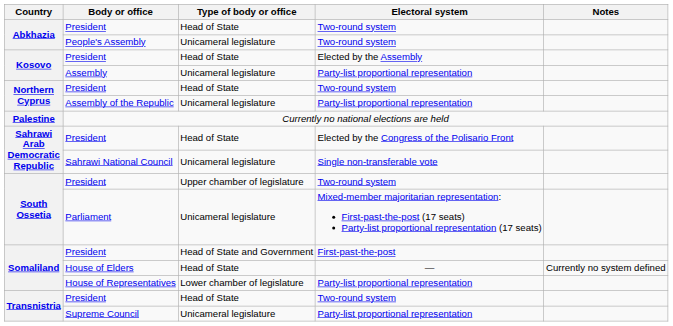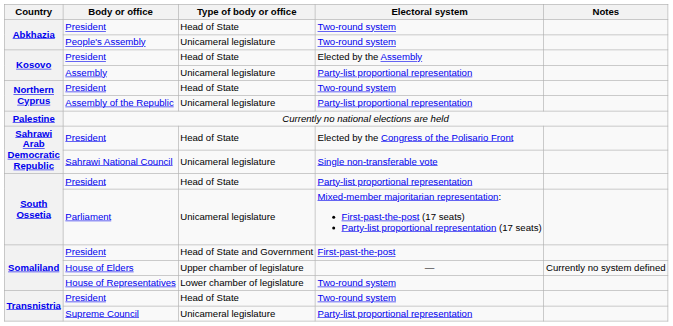(242, 181) Upper chamber of legislature -> (210, 181) Head of State
(357, 181) Two-round system -> (395, 181) Party-list proportional representation
(210, 268) Head of State -> (242, 268) Upper chamber of legislature
(395, 283) Party-list proportional representation -> (357, 283) Two-round system
